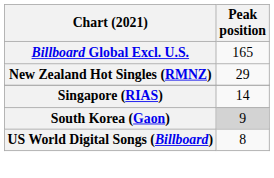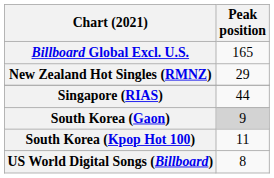(243, 96) 14 -> (243, 96) 44
+ row: (110, 140)
